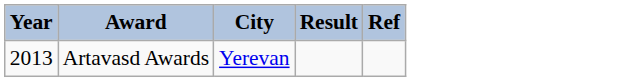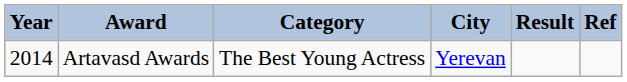+ column: (322, 22)
(31, 57) 2013 -> (31, 57) 2014
